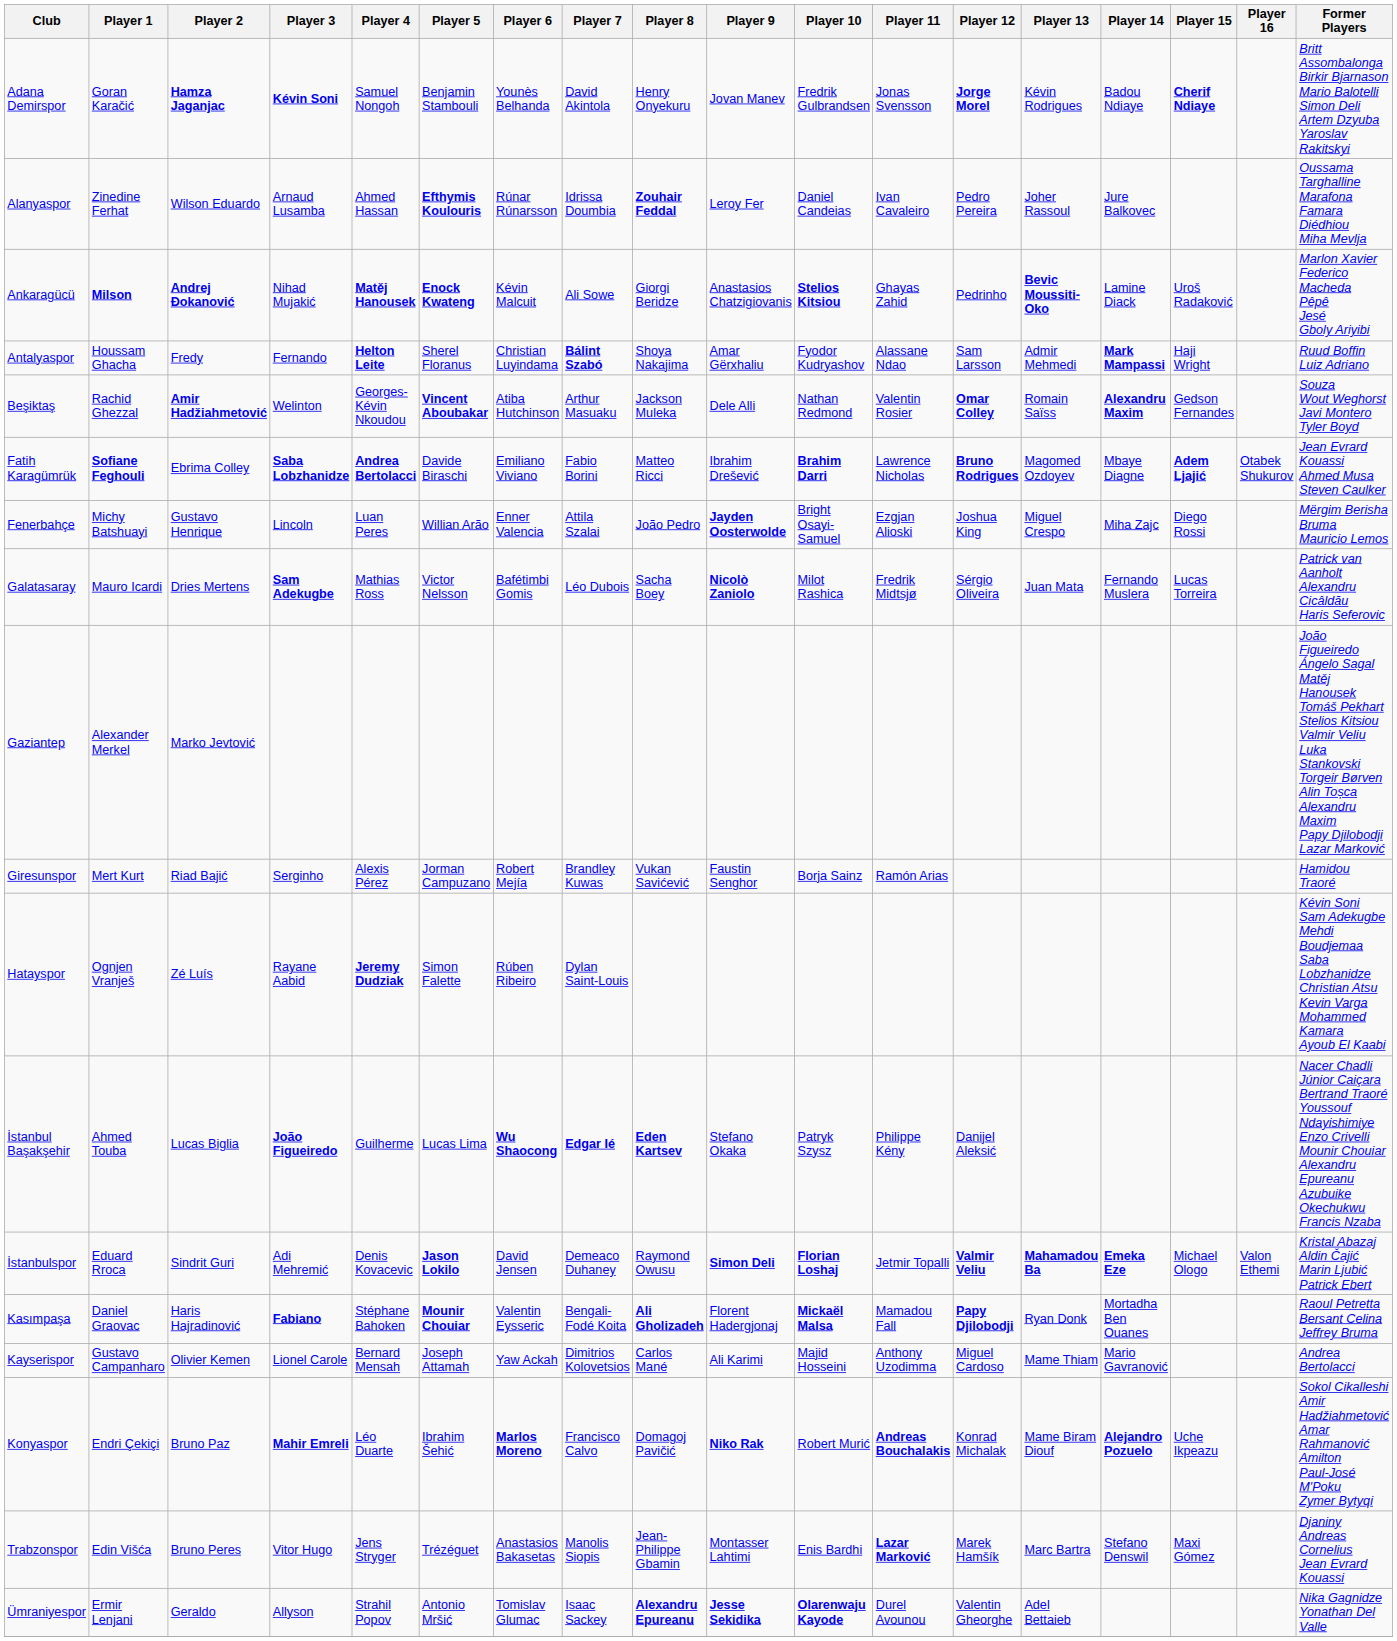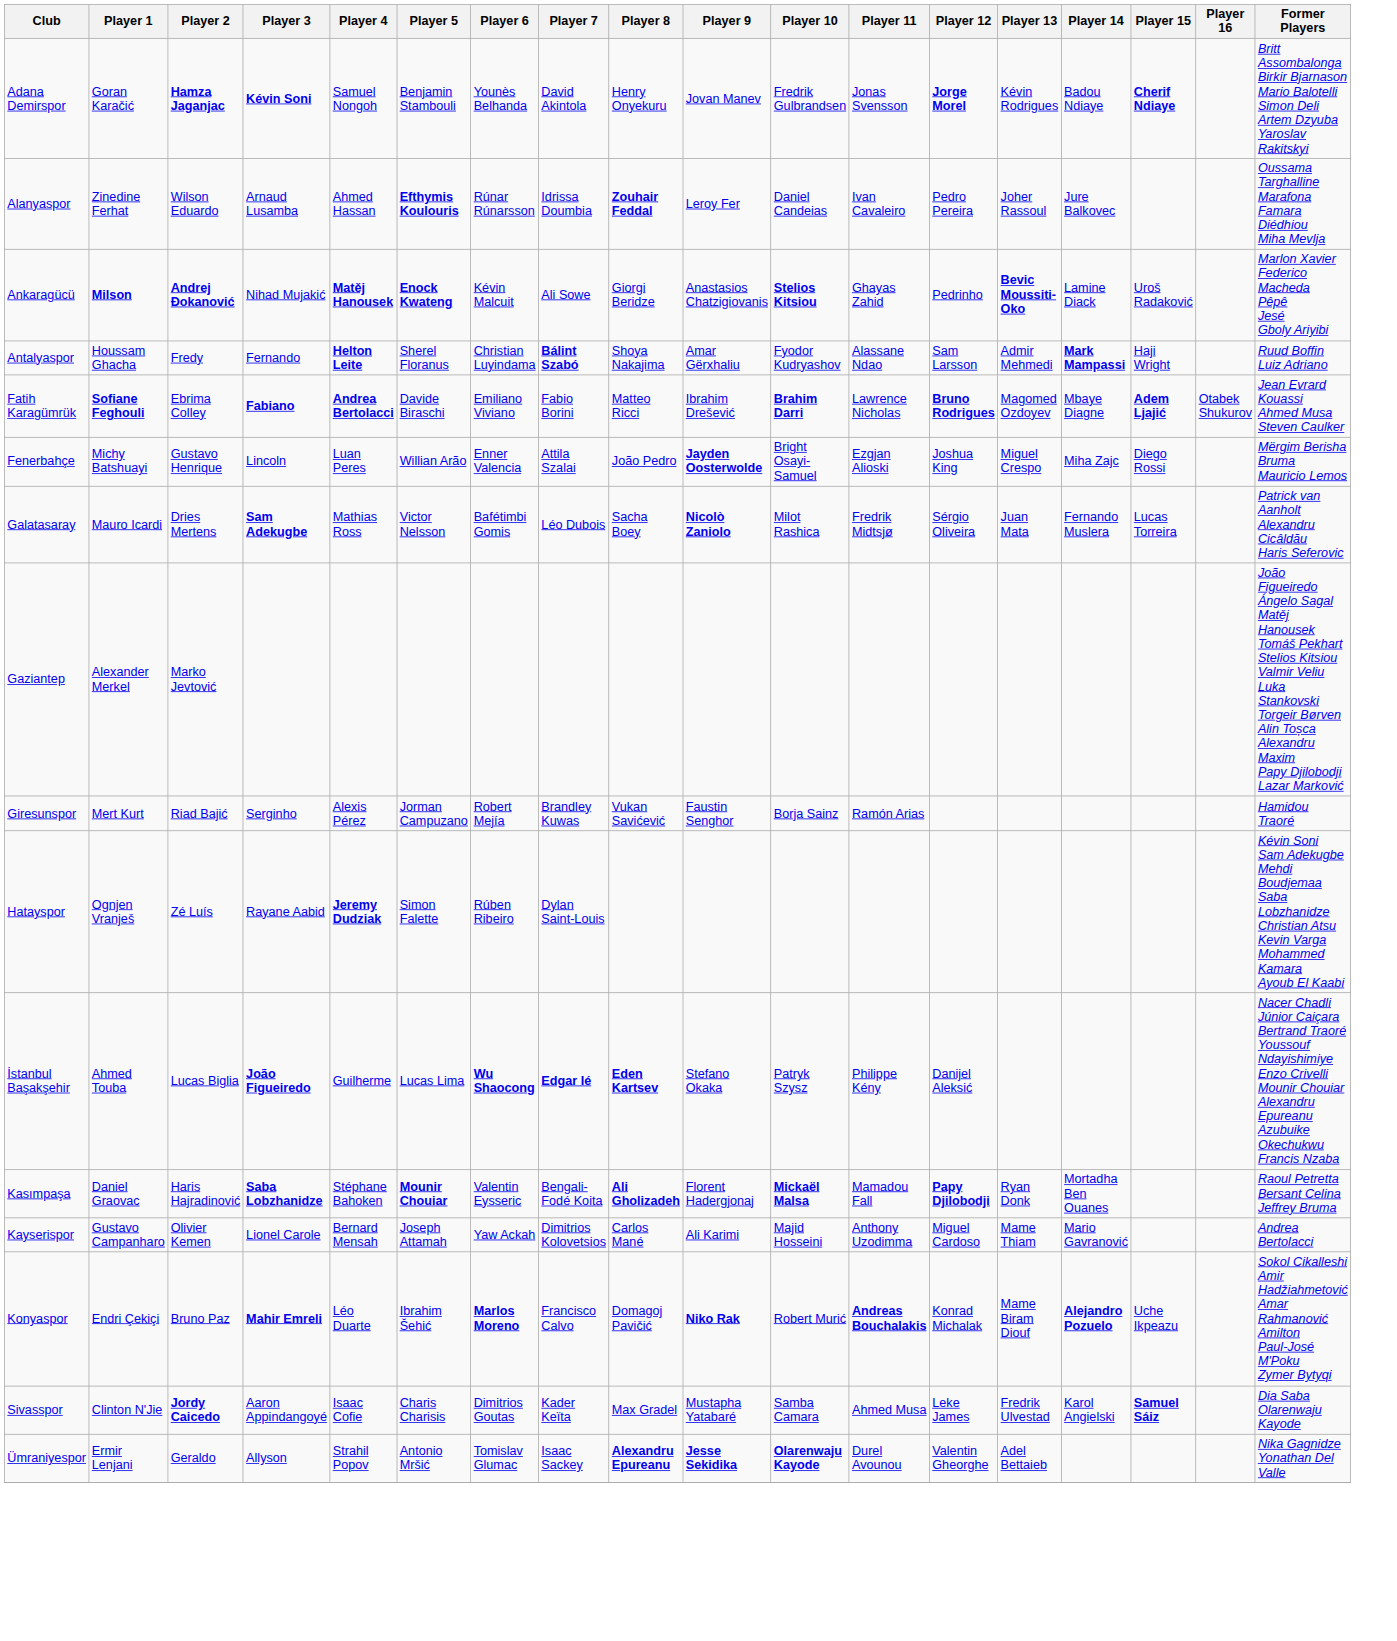- row: (31, 406)
(311, 468) Saba Lobzhanidze -> (270, 406) Fabiano
- row: (42, 1263)
(297, 1319) Fabiano -> (284, 1193) Saba Lobzhanidze
+ row: (35, 1410)
- row: (43, 1549)
